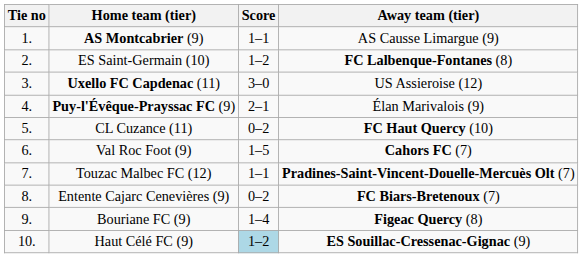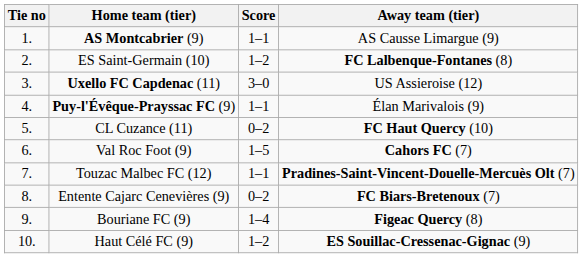(259, 106) 2–1 -> (259, 106) 1–1
(259, 241) lightblue background -> (259, 241) no background
